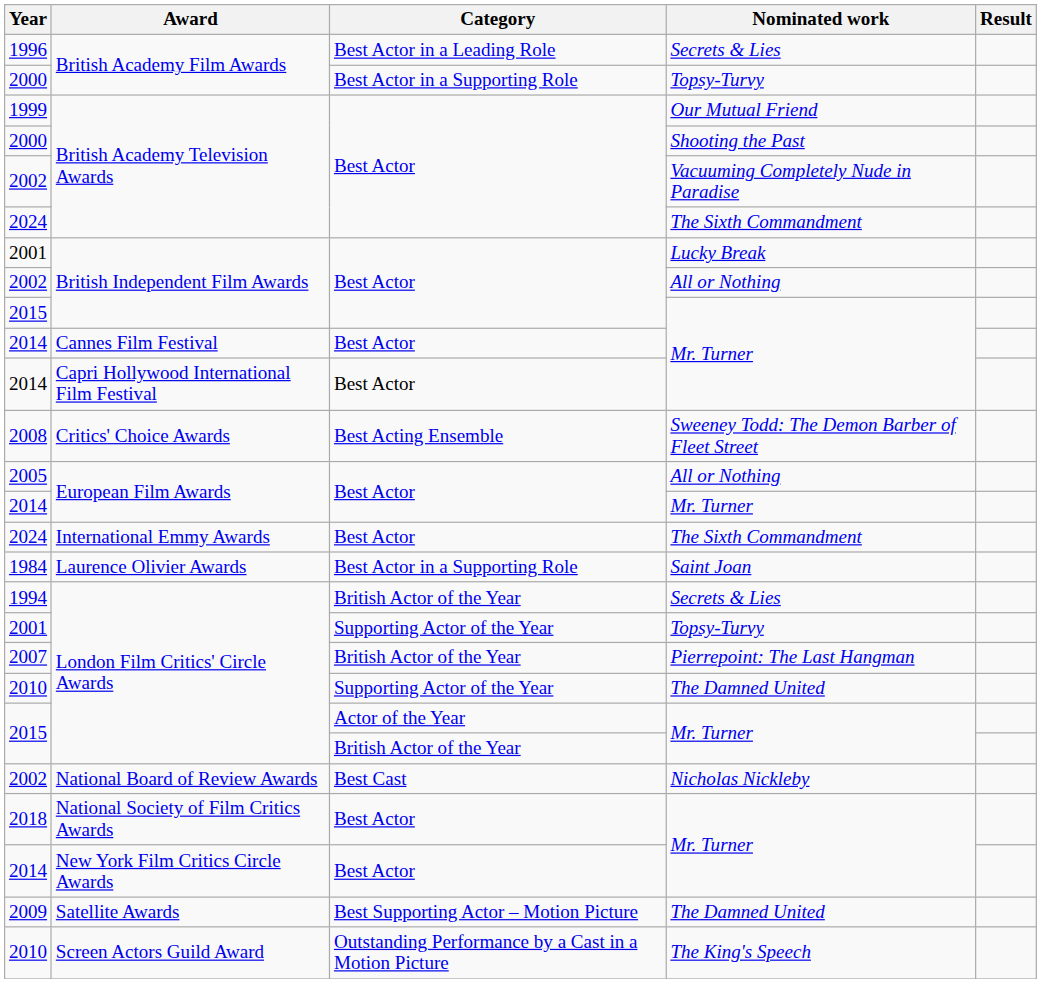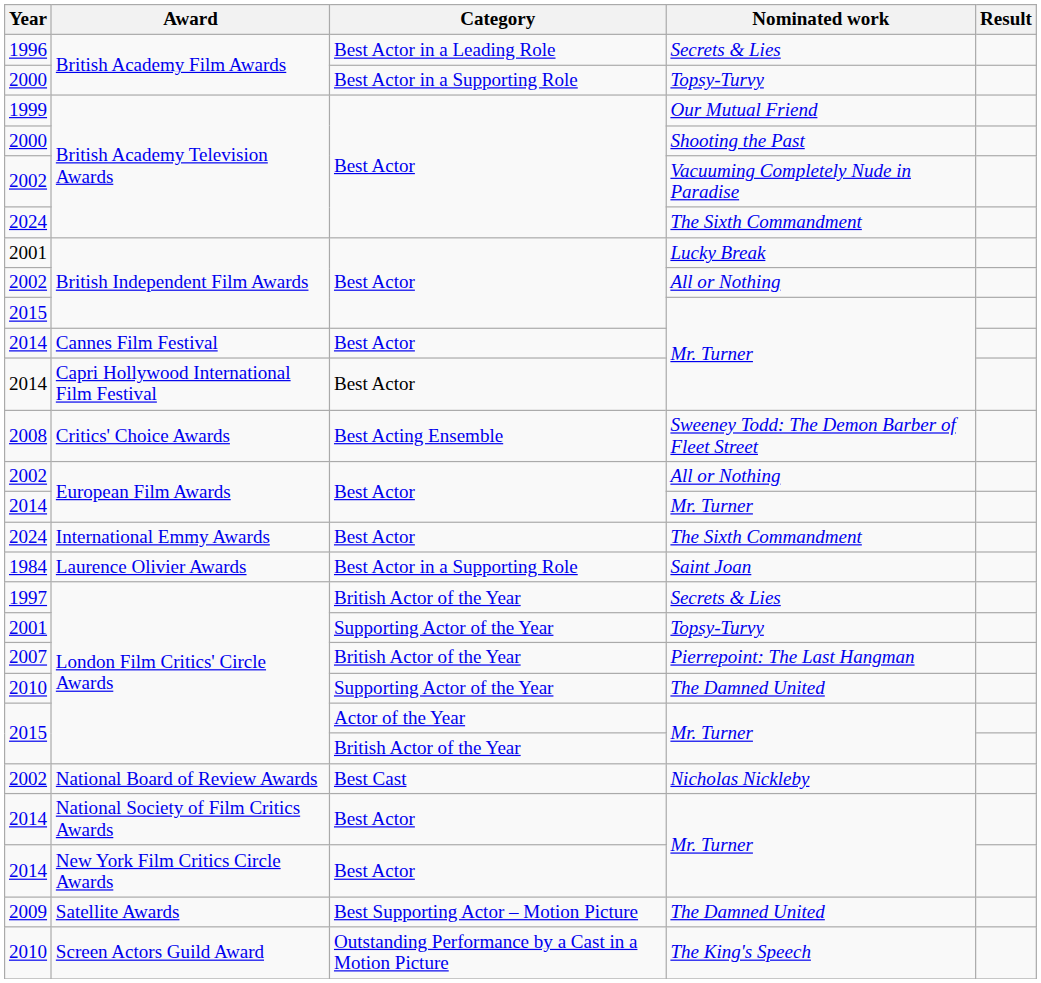(28, 476) 2005 -> (28, 476) 2002
(28, 597) 1994 -> (28, 597) 1997
(28, 819) 2018 -> (28, 819) 2014
